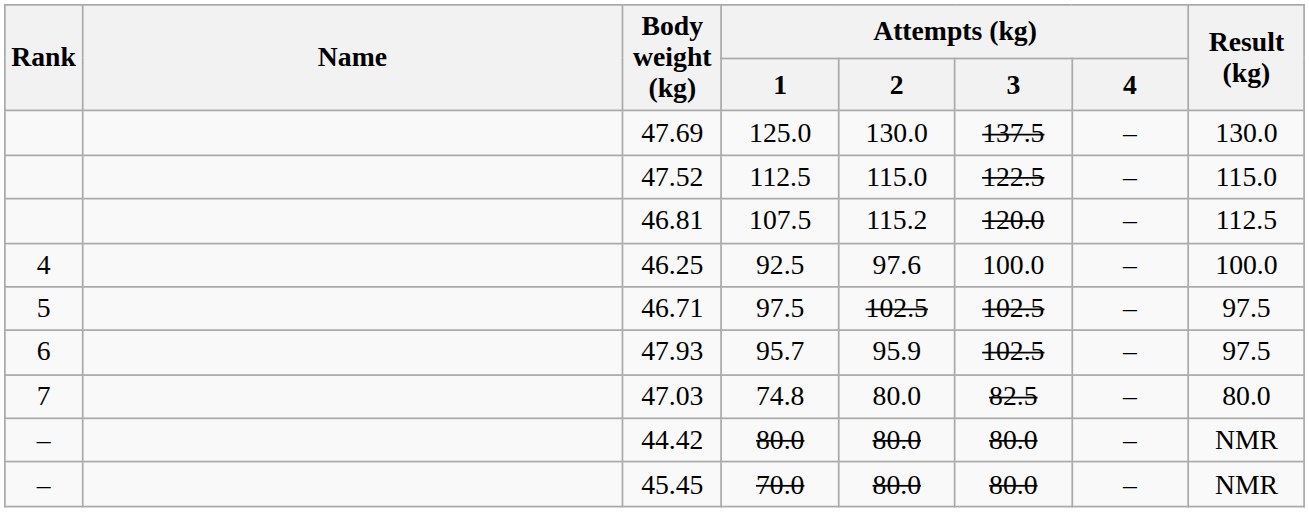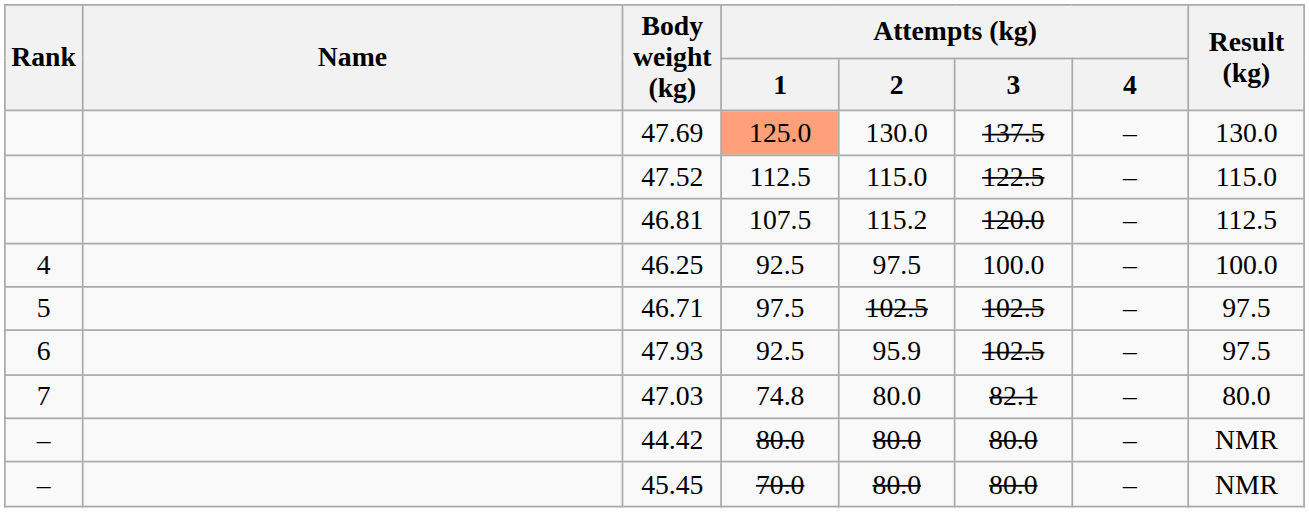(780, 132) no background -> (780, 132) lightsalmon background
(897, 264) 97.6 -> (897, 264) 97.5
(780, 352) 95.7 -> (780, 352) 92.5
(1013, 396) 82.5 -> (1013, 396) 82.1
